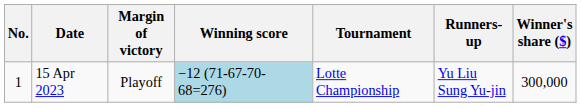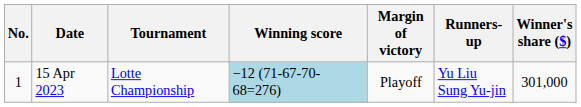columns swapped: (374, 33) <-> (141, 33)
(544, 82) 300,000 -> (544, 82) 301,000
